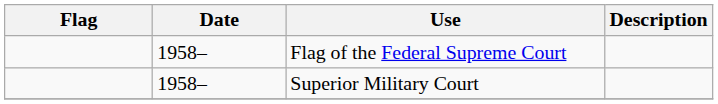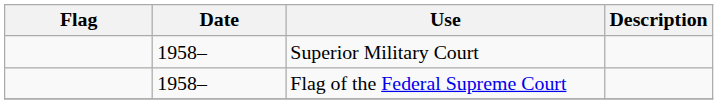rows swapped: (428, 51) <-> (385, 83)
